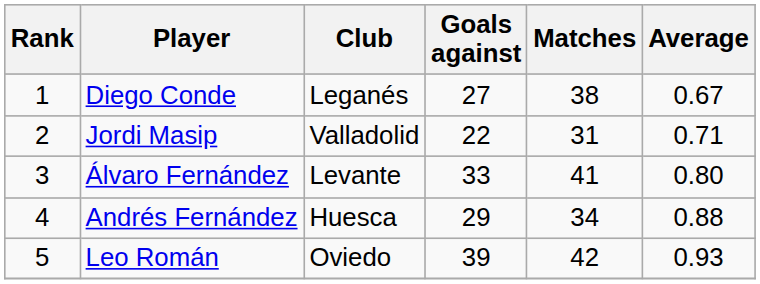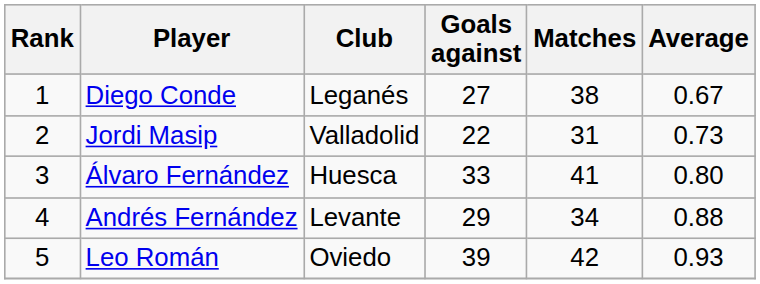(698, 135) 0.71 -> (698, 135) 0.73
(355, 176) Levante -> (353, 176) Huesca
(353, 217) Huesca -> (355, 217) Levante
